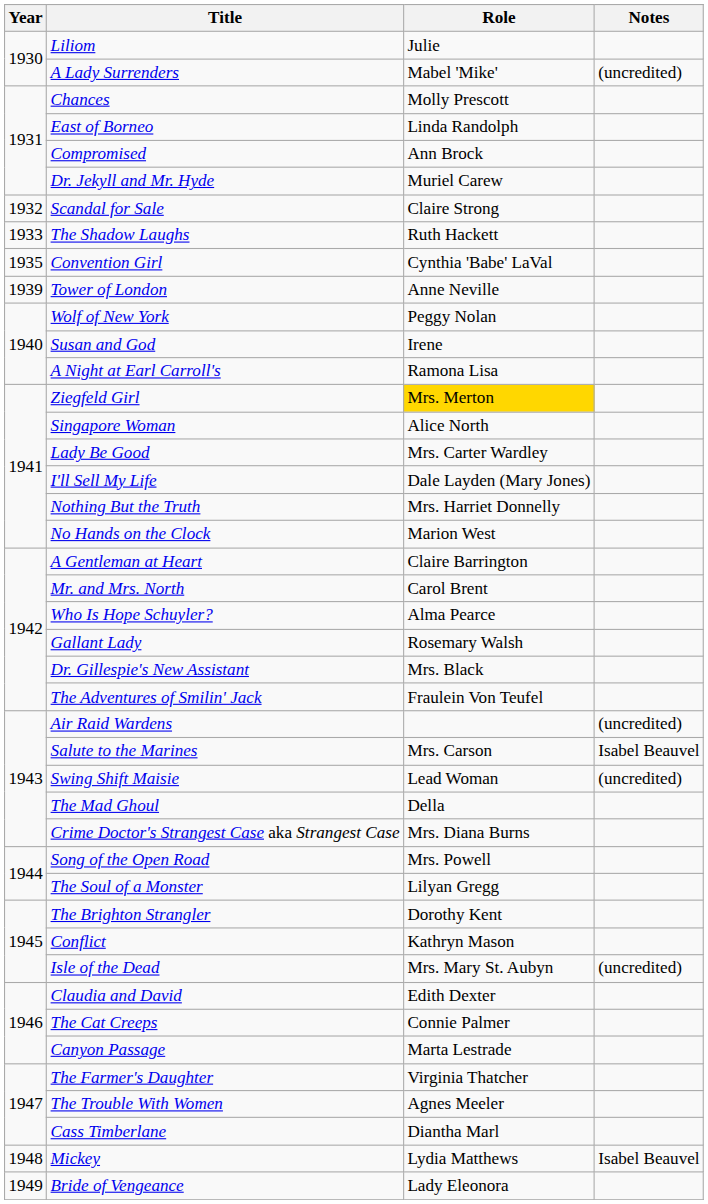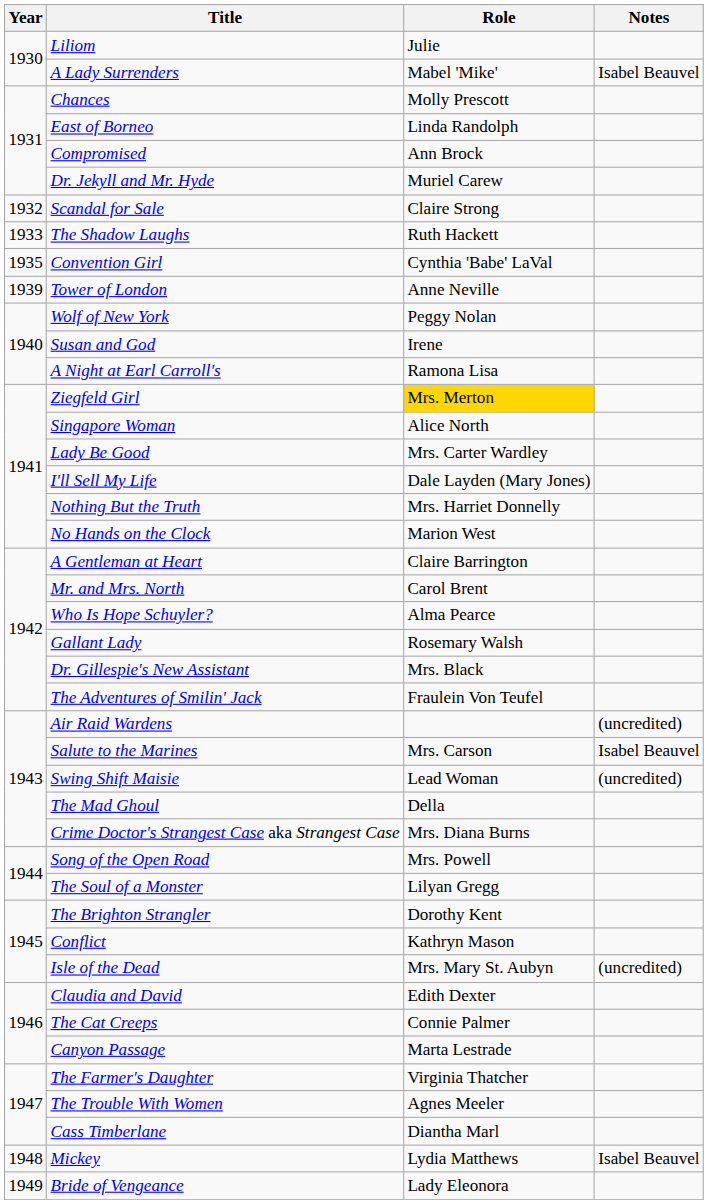(640, 72) (uncredited) -> (649, 72) Isabel Beauvel
